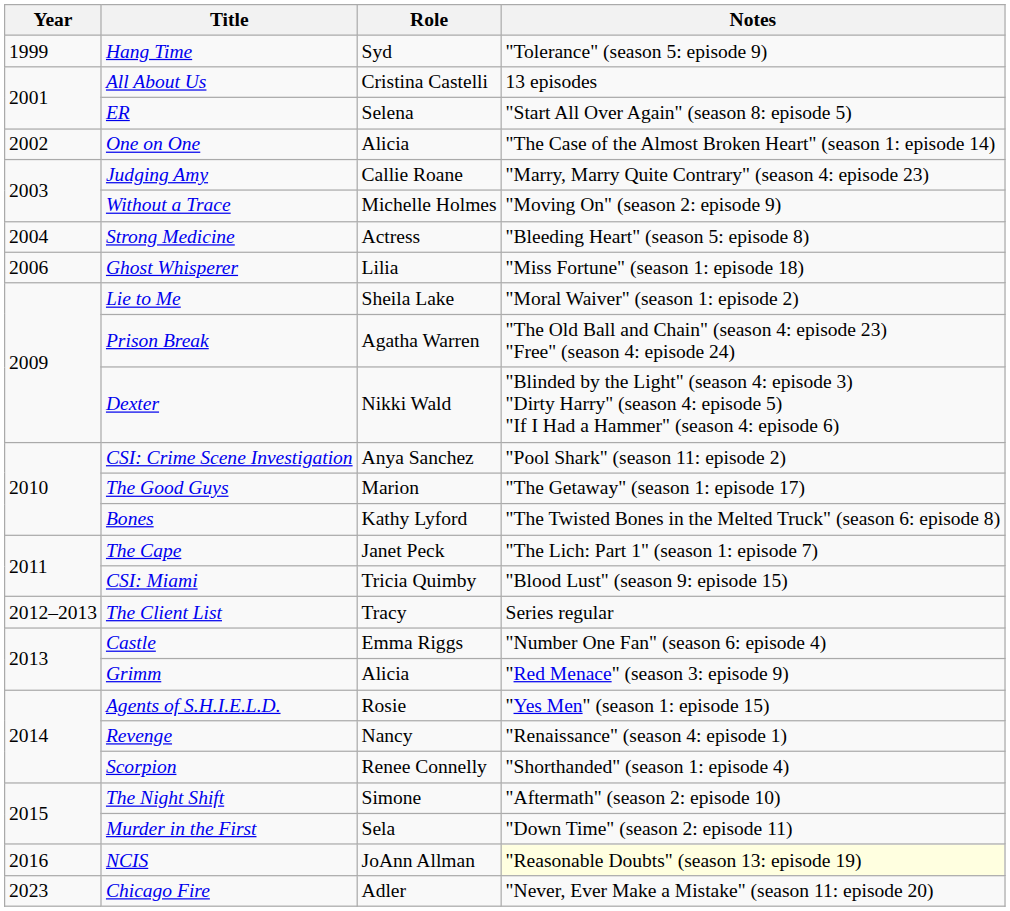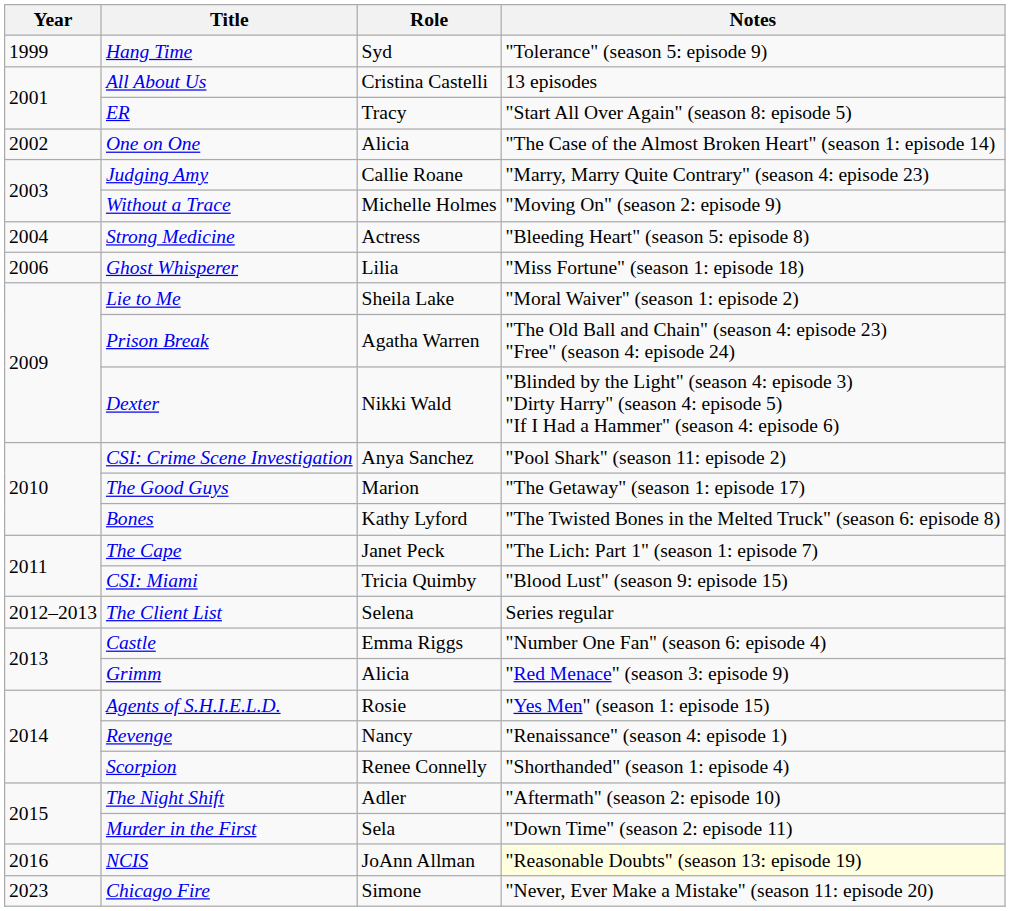(388, 112) Selena -> (384, 112) Tracy
(384, 612) Tracy -> (388, 612) Selena
(391, 797) Simone -> (384, 797) Adler
(384, 890) Adler -> (391, 890) Simone
